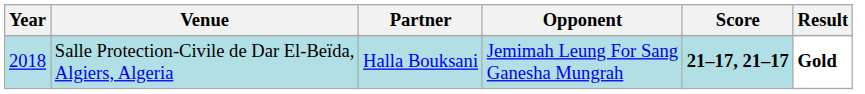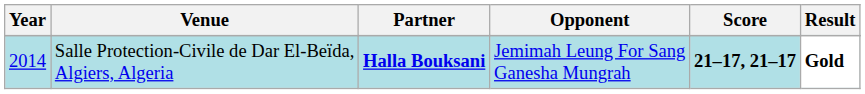(28, 61) 2018 -> (28, 61) 2014
(421, 61) normal -> (424, 61) bold
